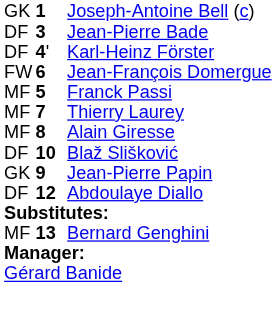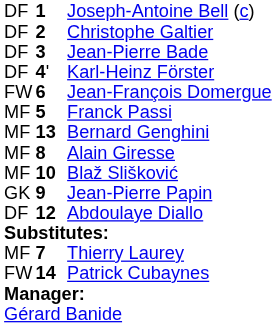(17, 11) GK -> (16, 11) DF
+ row: (140, 31)
rows swapped: (126, 112) <-> (138, 233)
(16, 152) DF -> (17, 172) MF
+ row: (138, 273)
